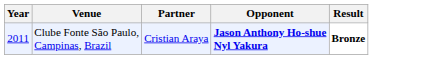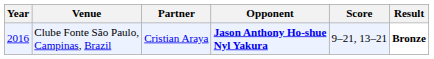+ column: (359, 14)
(18, 38) 2011 -> (18, 38) 2016
